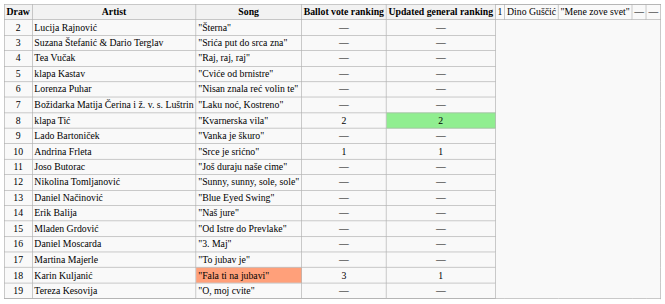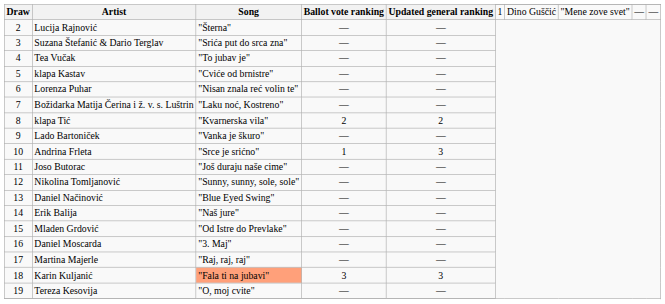(224, 58) "Raj, raj, raj" -> (224, 58) "To jubav je"
(441, 120) lightgreen background -> (441, 120) no background
(441, 151) 1 -> (441, 151) 3
(224, 259) "To jubav je" -> (224, 259) "Raj, raj, raj"
(441, 275) 1 -> (441, 275) 3
